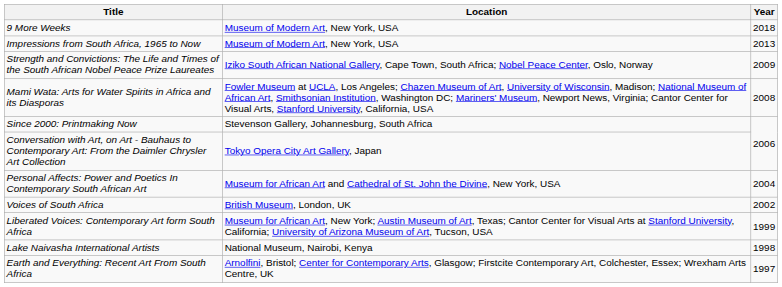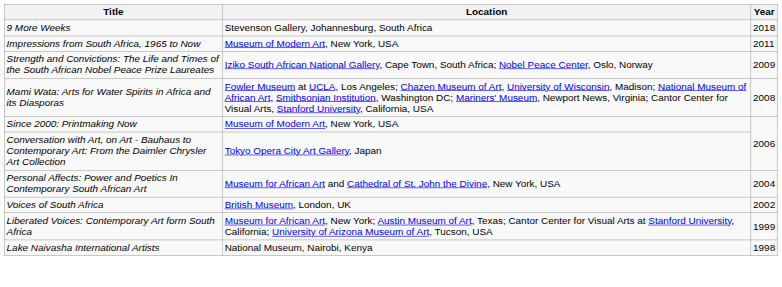(312, 28) Museum of Modern Art, New York, USA -> (329, 28) Stevenson Gallery, Johannesburg, South Africa
(764, 43) 2013 -> (764, 43) 2011
(329, 124) Stevenson Gallery, Johannesburg, South Africa -> (312, 124) Museum of Modern Art, New York, USA
- row: (106, 269)
